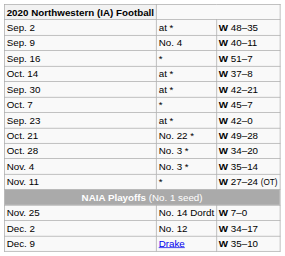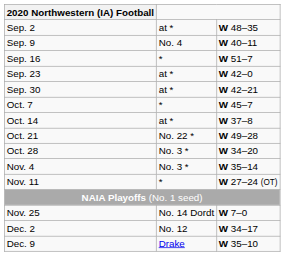rows swapped: (24, 120) <-> (22, 73)
